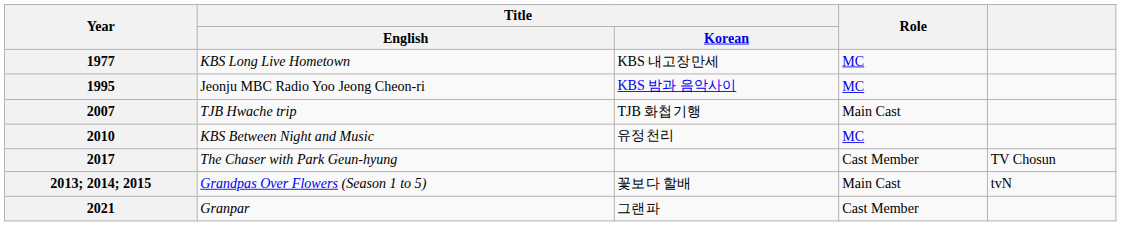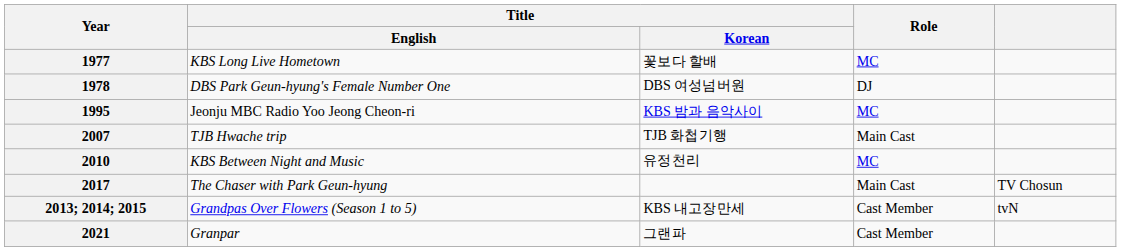(668, 61) KBS 내고장만세 -> (680, 61) 꽃보다 할배
+ row: (96, 86)
(880, 160) Cast Member -> (886, 185) Main Cast
(654, 183) 꽃보다 할배 -> (694, 208) KBS 내고장만세
(871, 183) Main Cast -> (895, 208) Cast Member
